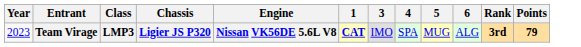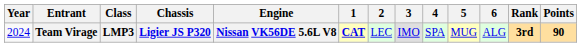+ column: (381, 13)
(19, 32) 2023 -> (19, 32) 2024
(532, 32) 79 -> (559, 32) 90
